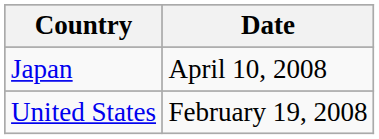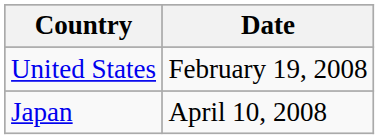rows swapped: (84, 111) <-> (42, 68)
